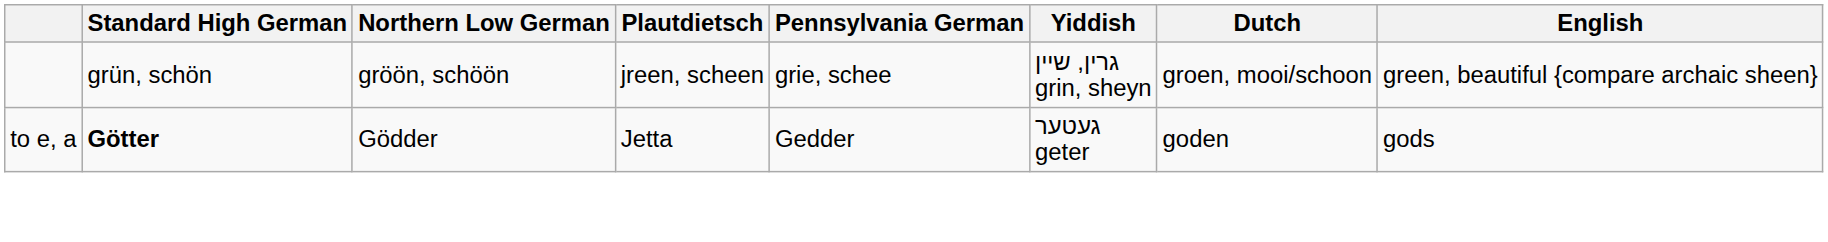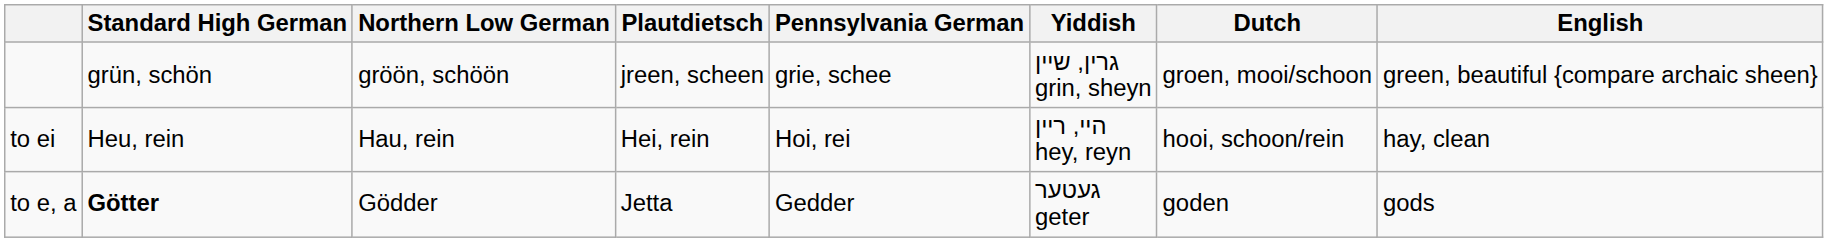+ row: (33, 139)
